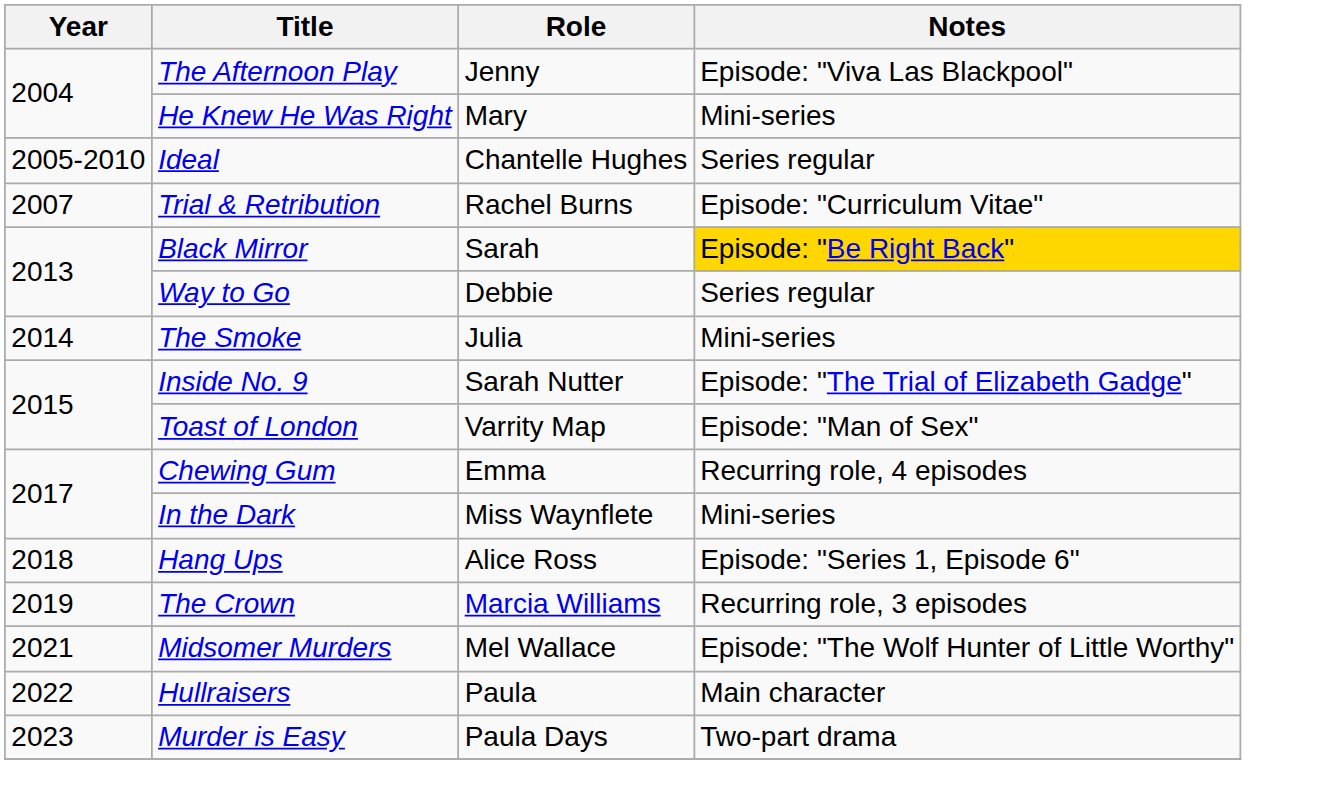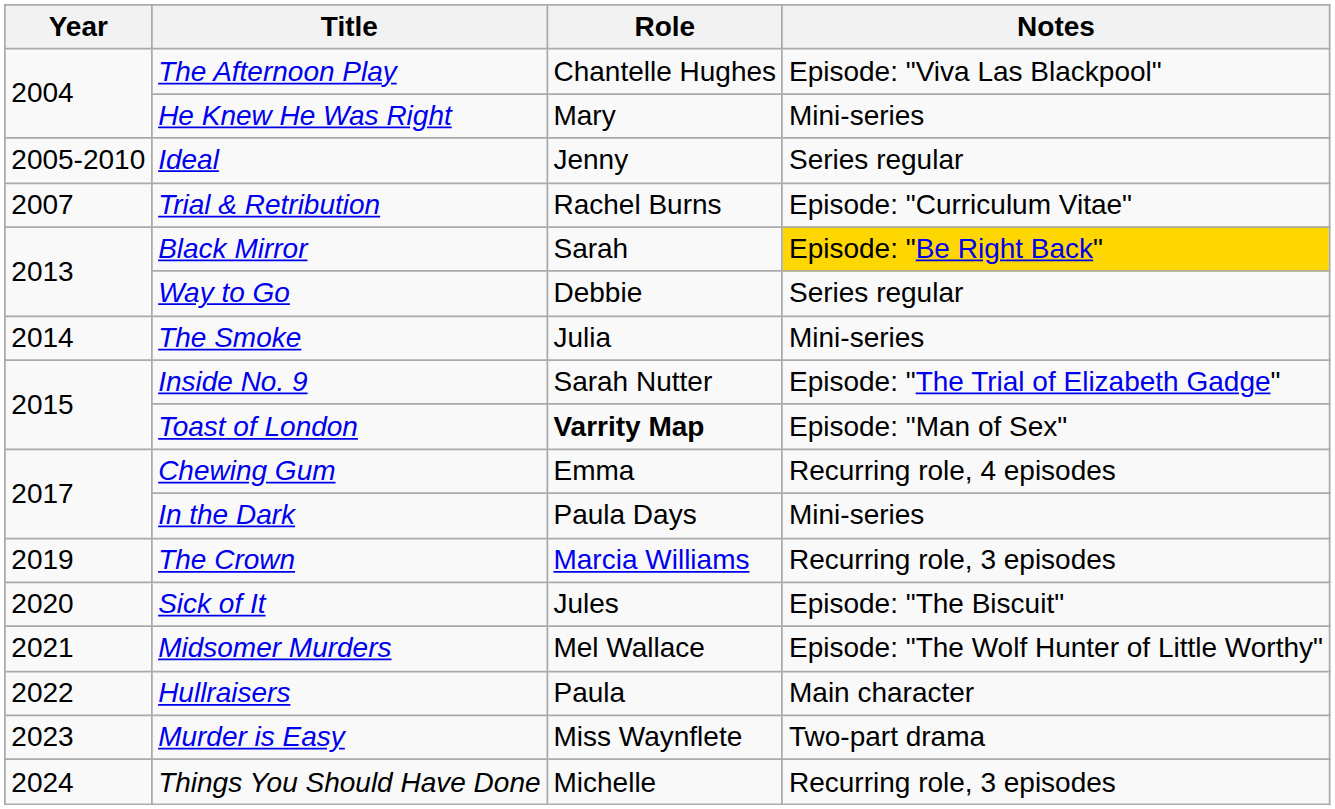(502, 71) Jenny -> (665, 71) Chantelle Hughes
(576, 159) Chantelle Hughes -> (591, 159) Jenny
(535, 426) normal -> (629, 426) bold
(559, 515) Miss Waynflete -> (625, 515) Paula Days
- row: (220, 559)
+ row: (212, 603)
(536, 737) Paula Days -> (648, 737) Miss Waynflete
+ row: (349, 781)
